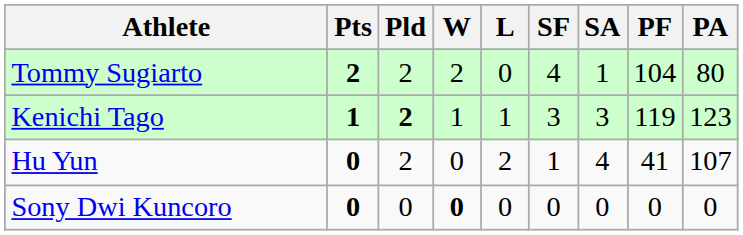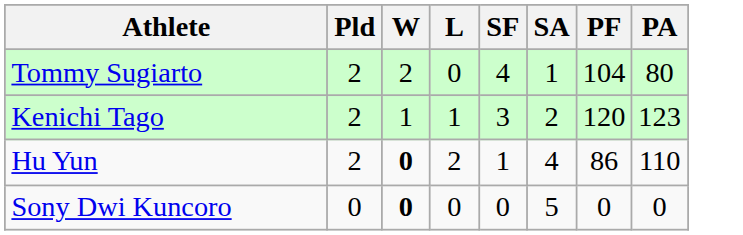- column: (353, 26)
(405, 116) bold -> (355, 116) normal
(602, 116) 3 -> (552, 116) 2
(655, 116) 119 -> (604, 116) 120
(457, 161) normal -> (406, 161) bold
(655, 161) 41 -> (604, 161) 86
(710, 161) 107 -> (660, 161) 110
(602, 206) 0 -> (552, 206) 5
